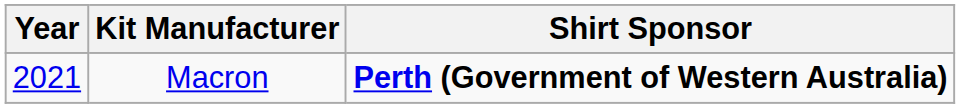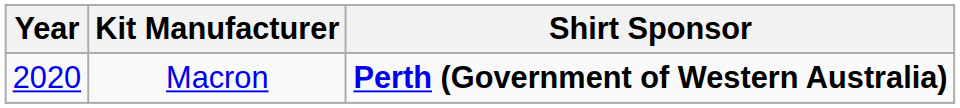(47, 77) 2021 -> (47, 77) 2020
